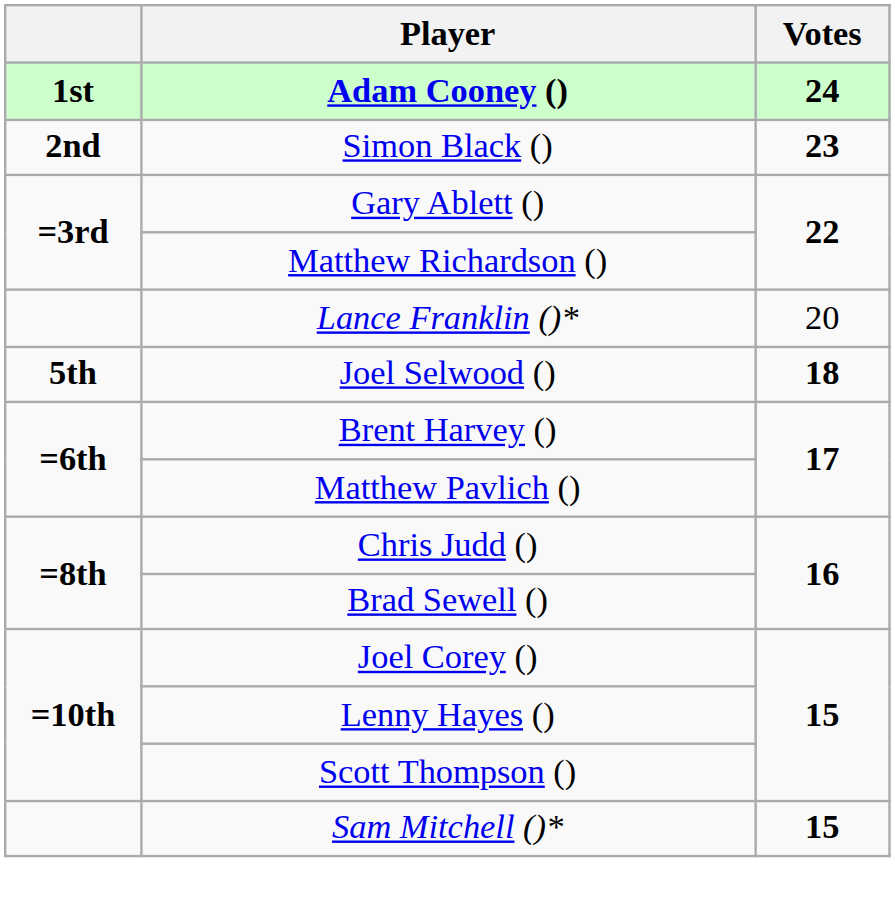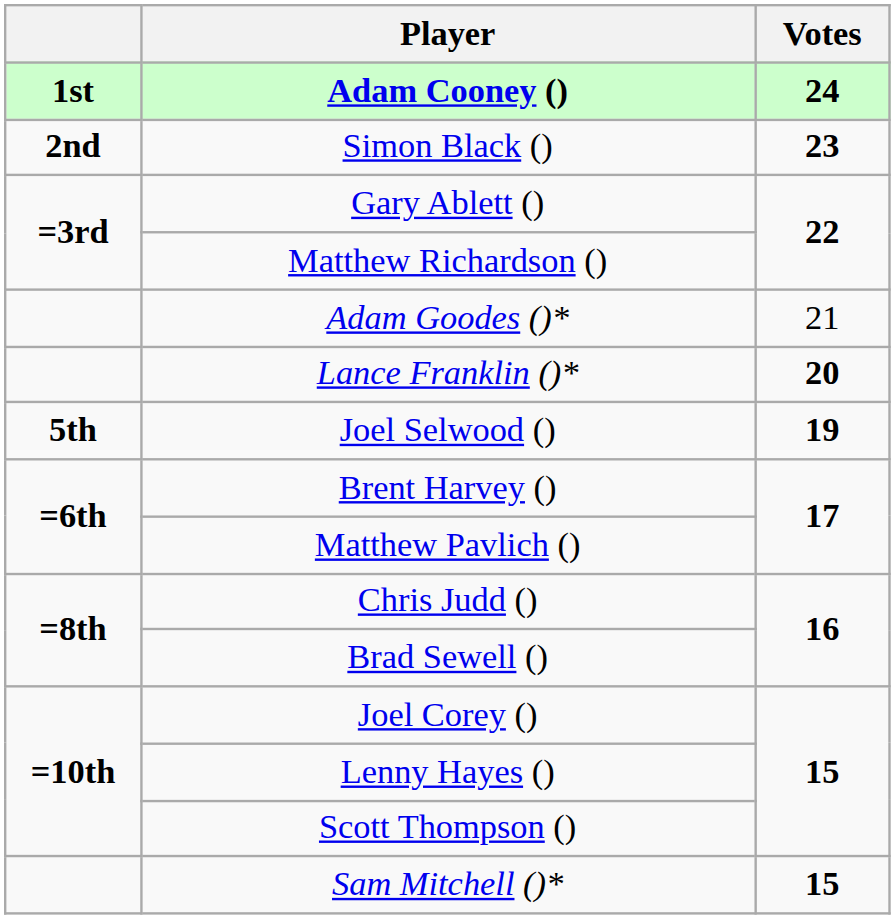+ row: (448, 317)
(822, 317) normal -> (822, 373) bold
(822, 373) 18 -> (822, 430) 19
